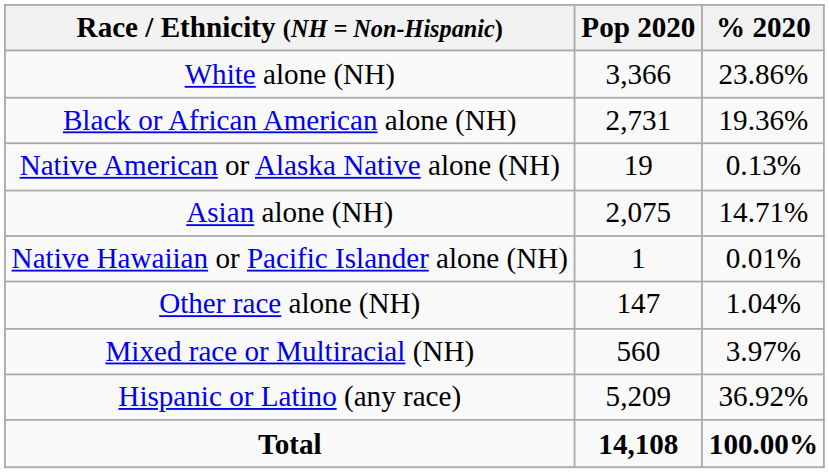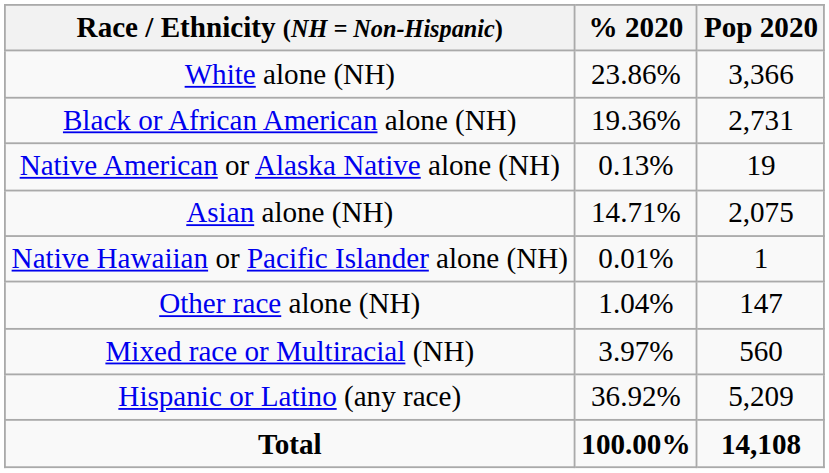columns swapped: (638, 27) <-> (763, 27)
